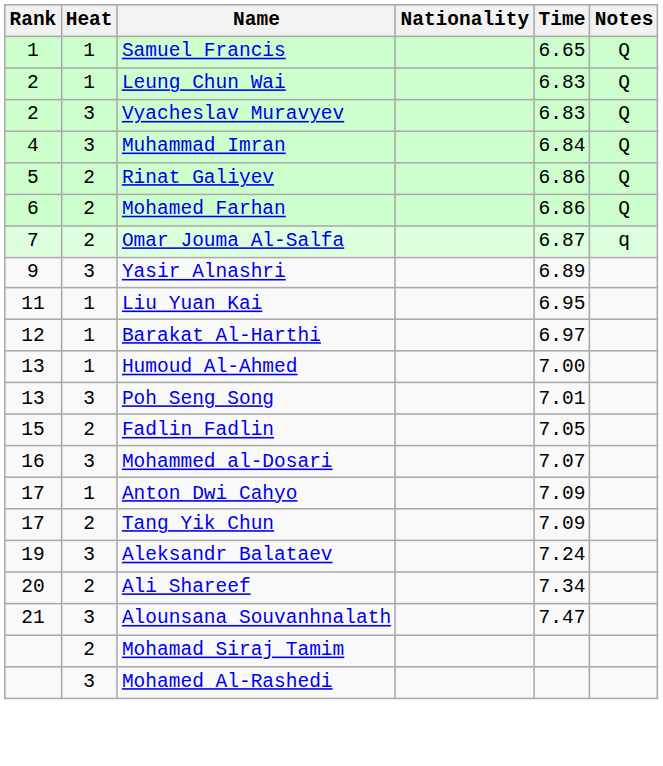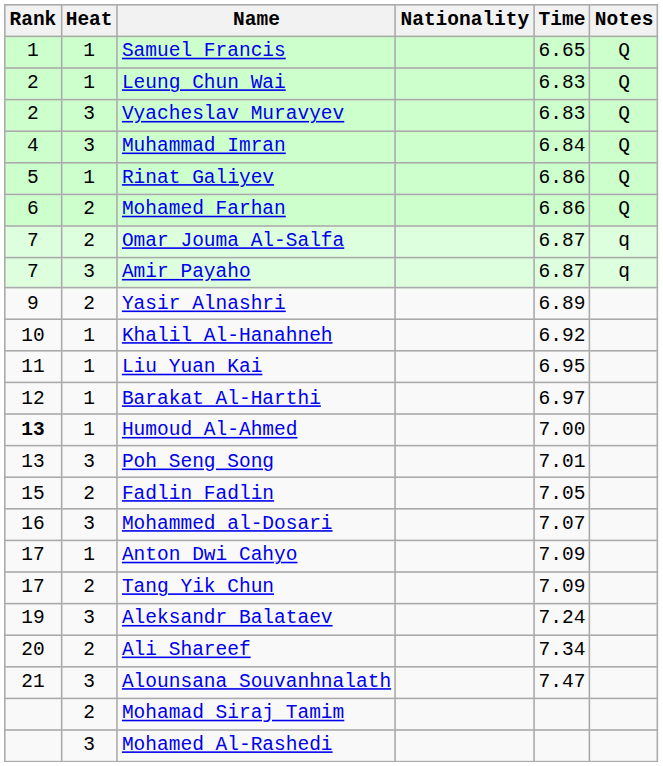(89, 178) 2 -> (89, 178) 1
+ row: (186, 273)
(89, 273) 3 -> (89, 304) 2
+ row: (227, 336)
(33, 367) normal -> (33, 430) bold
